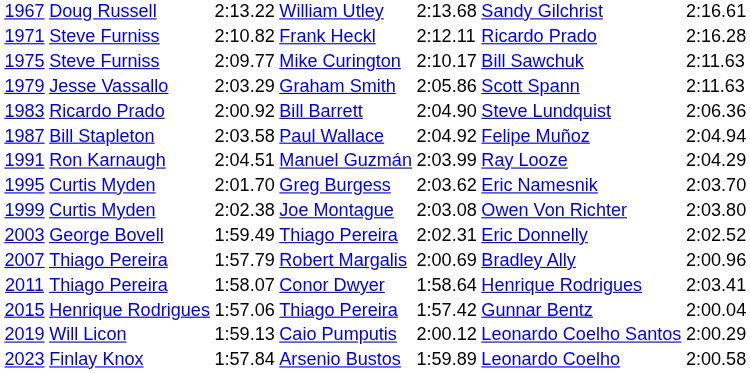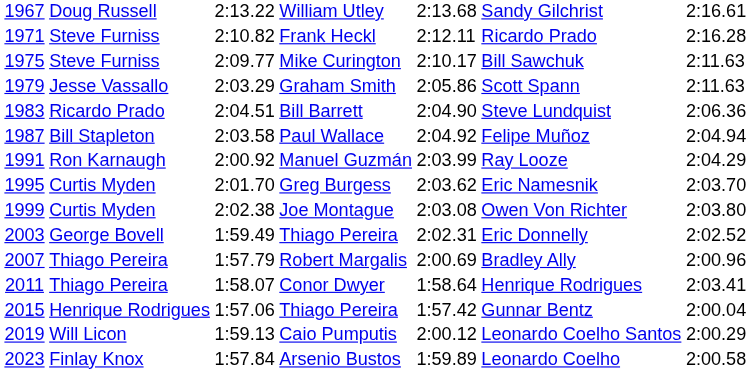(245, 110) 2:00.92 -> (245, 110) 2:04.51
(245, 160) 2:04.51 -> (245, 160) 2:00.92
